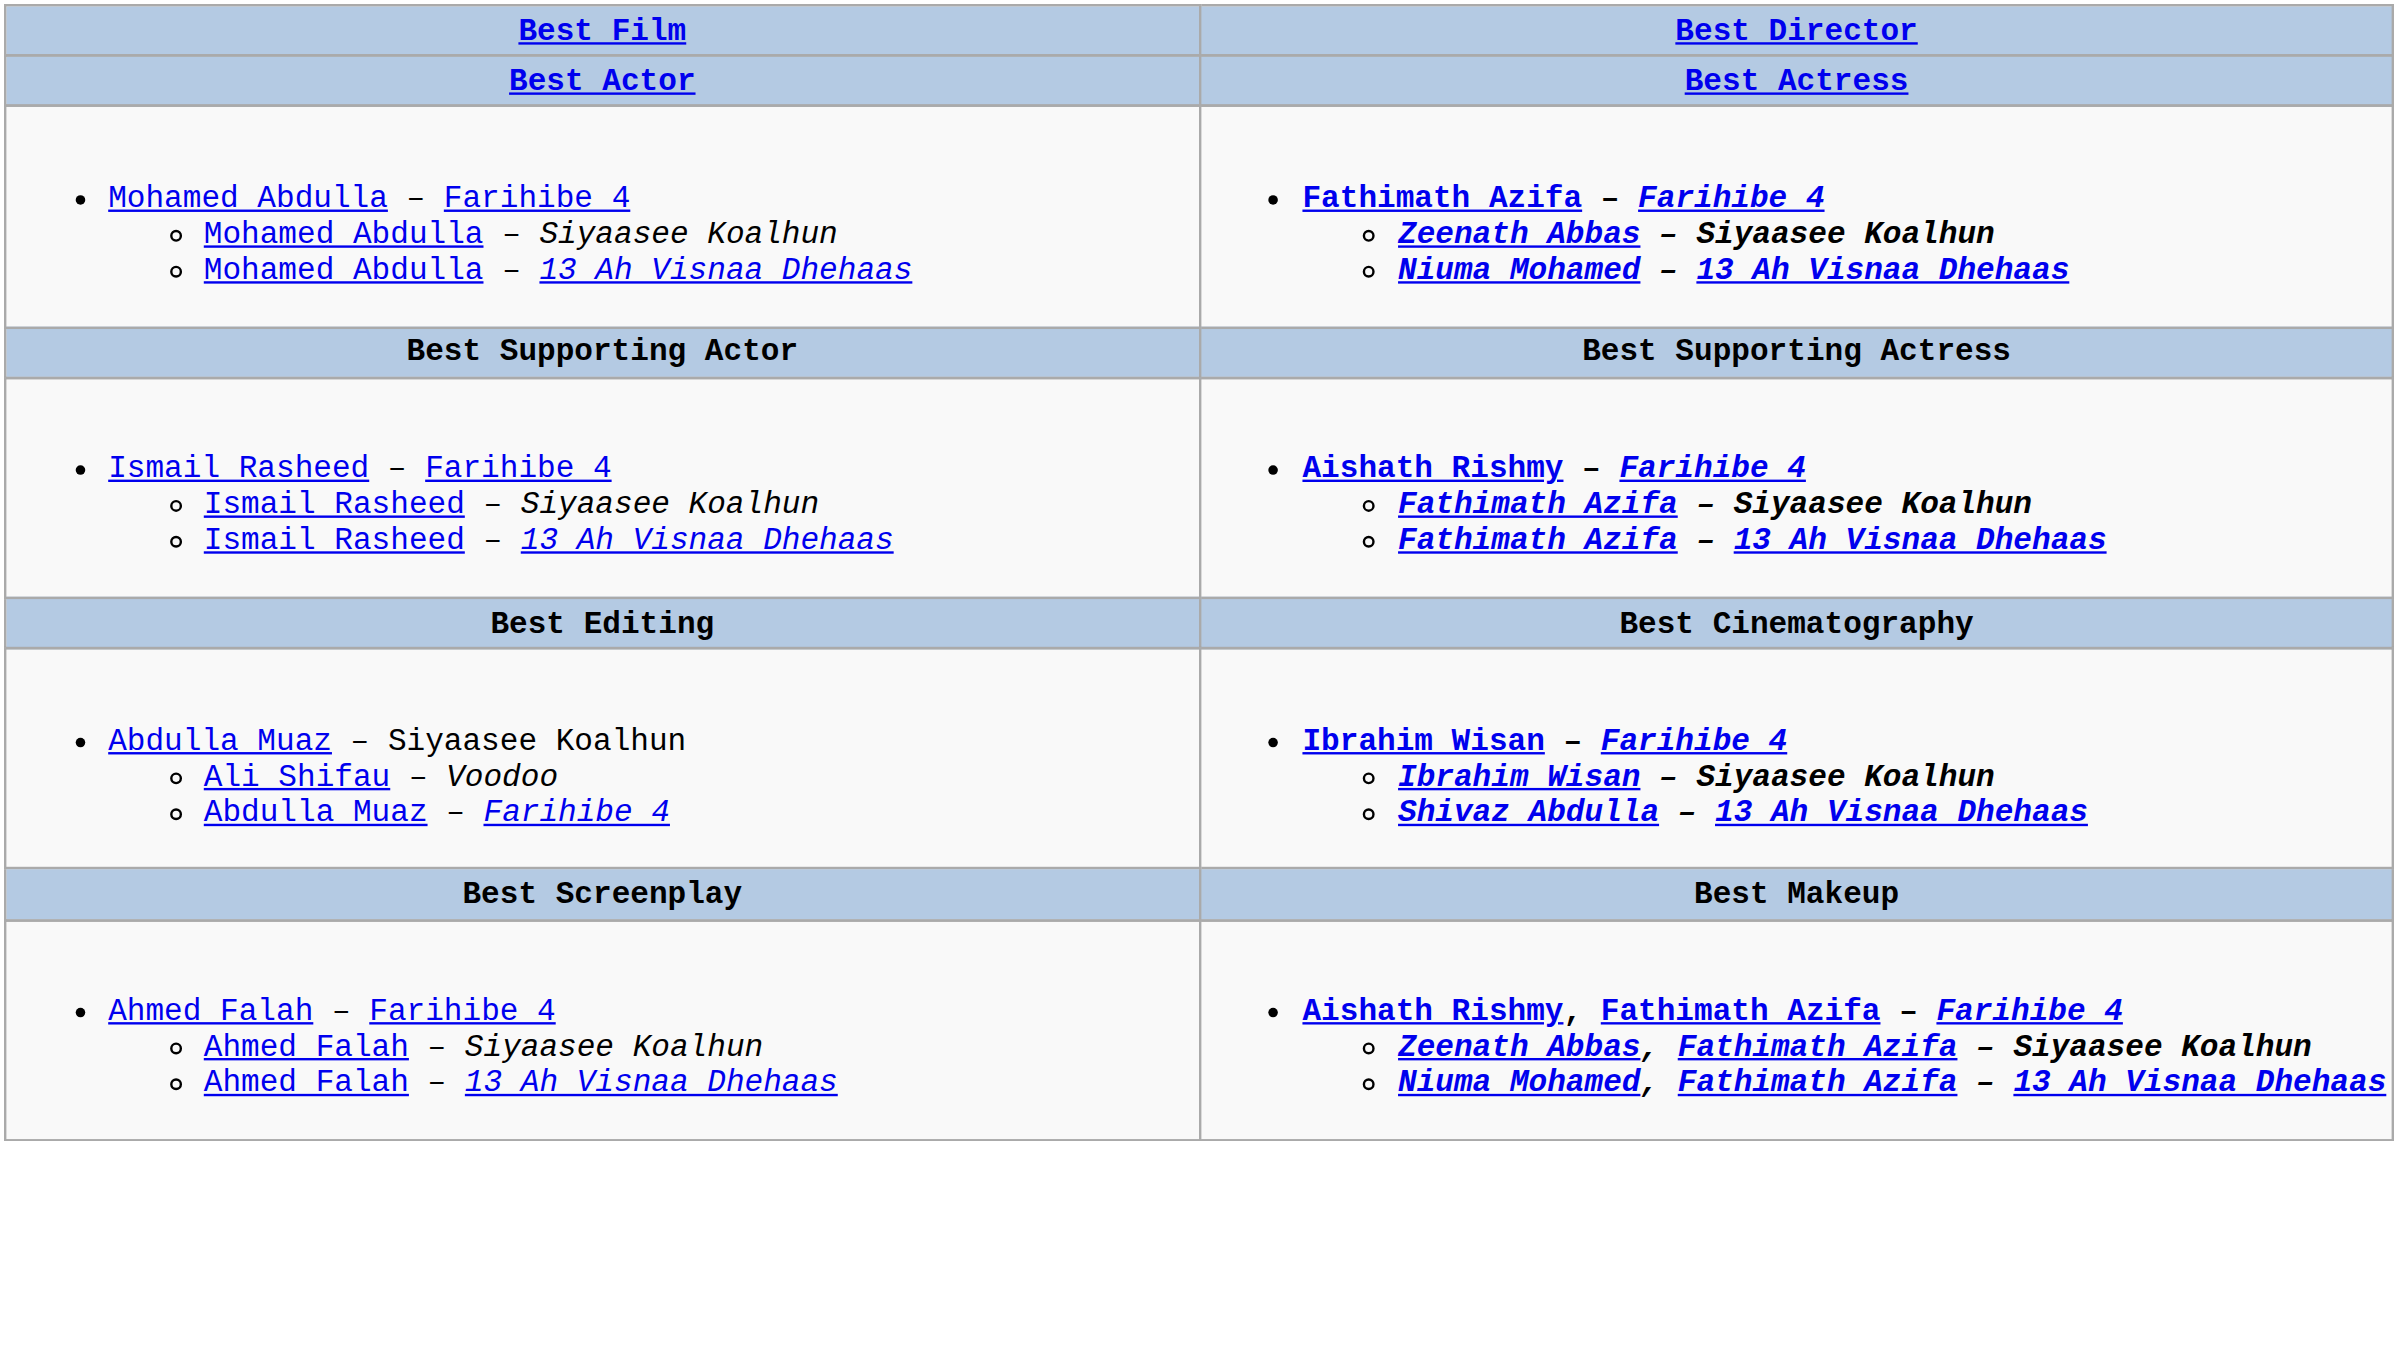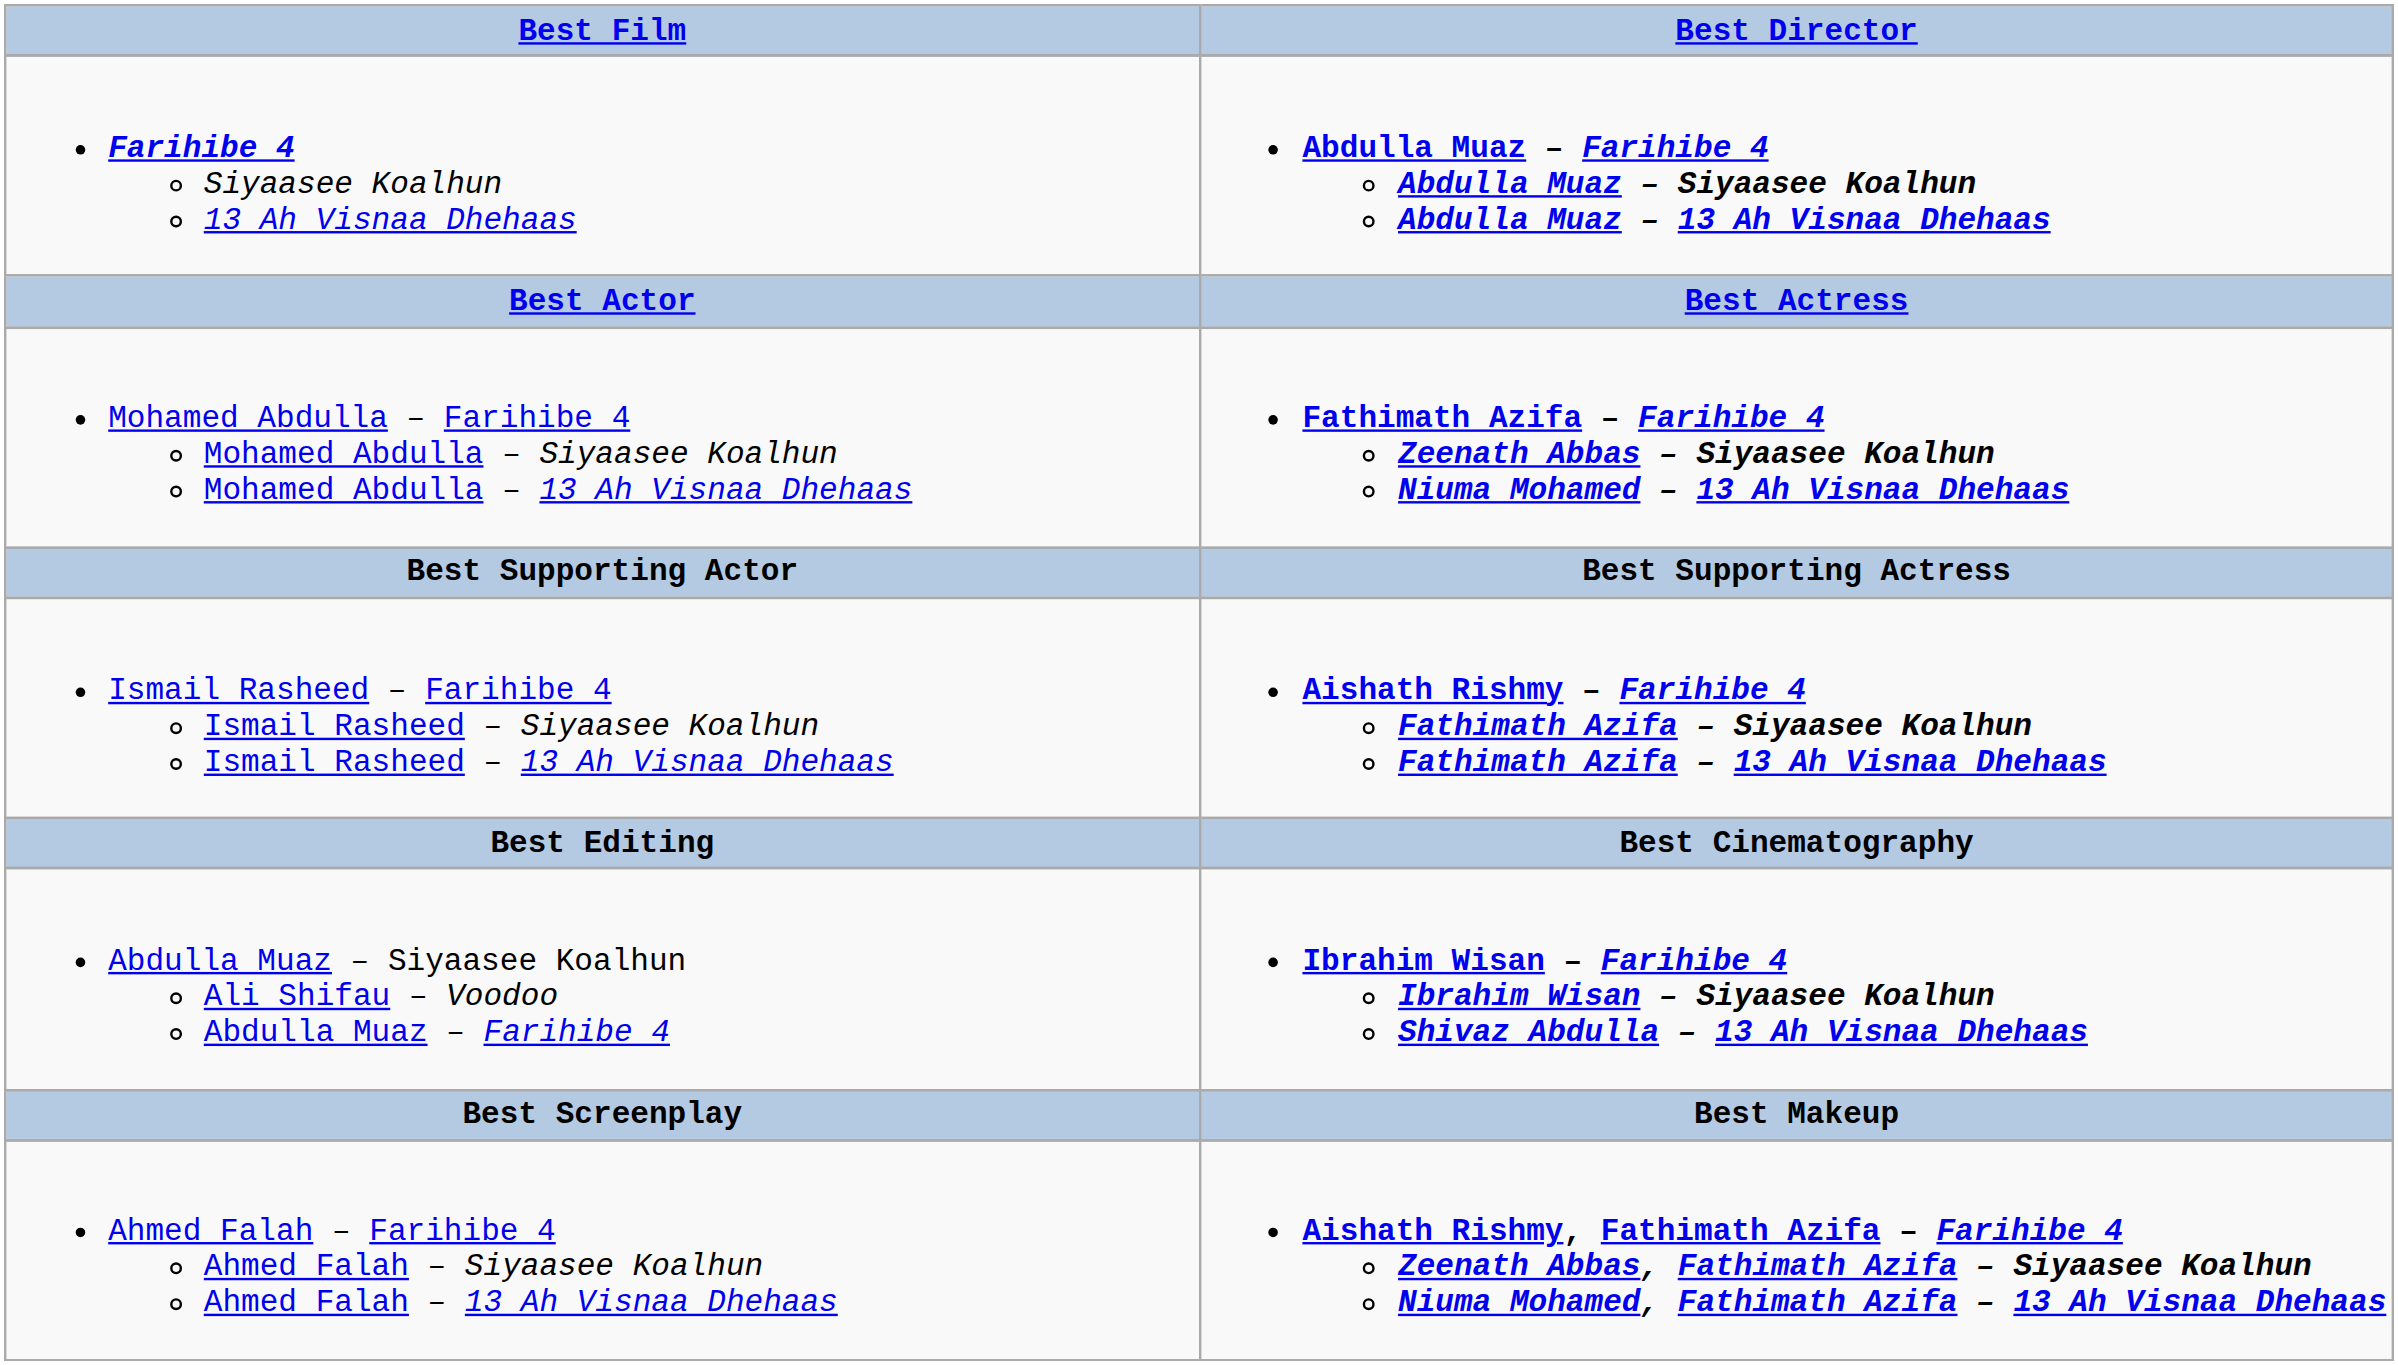+ row: (602, 184)
